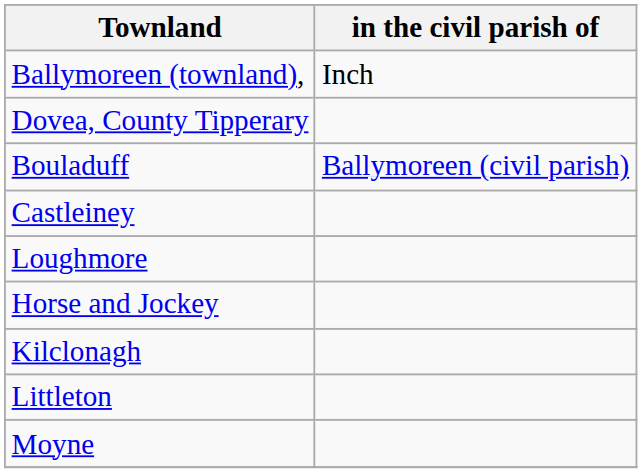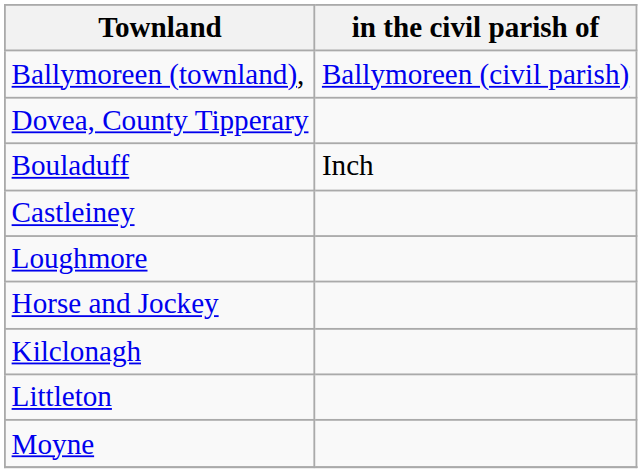(348, 73) Inch -> (476, 73) Ballymoreen (civil parish)
(476, 166) Ballymoreen (civil parish) -> (348, 166) Inch
